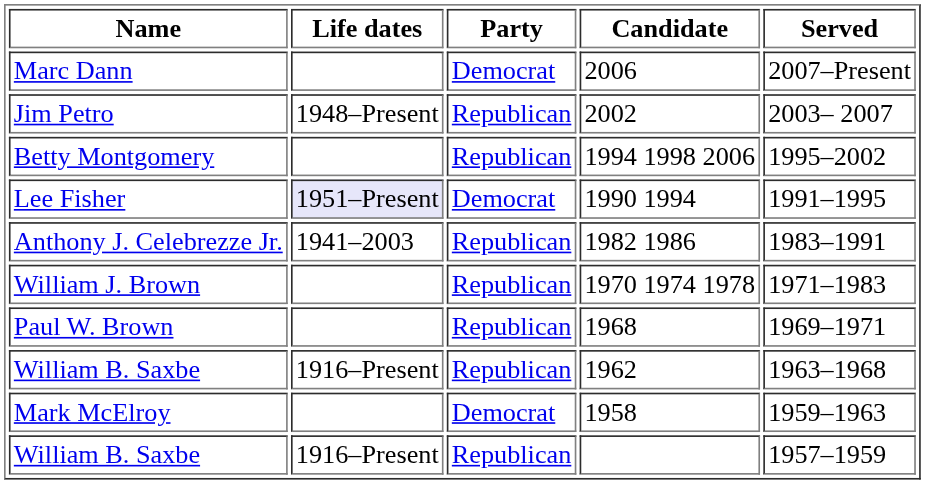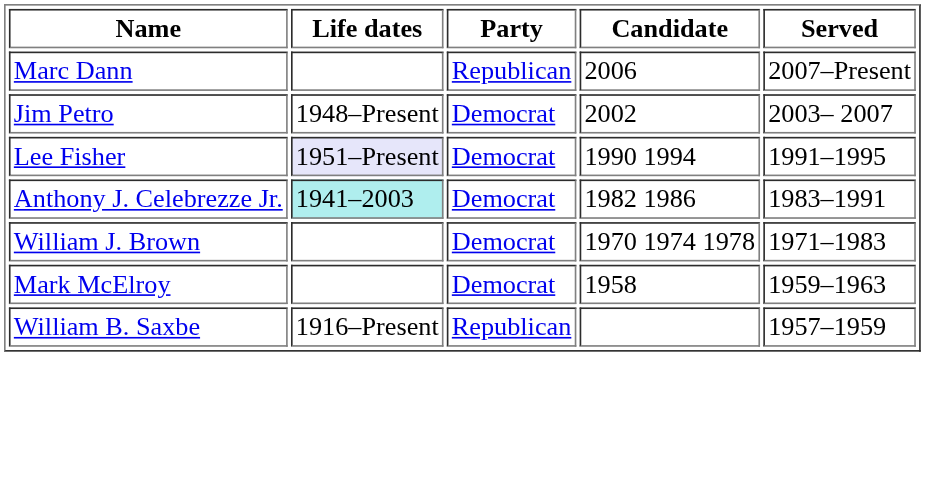(504, 70) Democrat -> (512, 70) Republican
(512, 113) Republican -> (504, 113) Democrat
- row: (114, 156)
(355, 241) no background -> (355, 198) paleturquoise background
(512, 241) Republican -> (504, 198) Democrat
(512, 284) Republican -> (504, 241) Democrat
- row: (94, 326)
- row: (107, 369)
